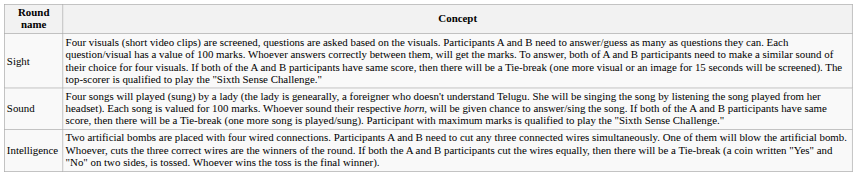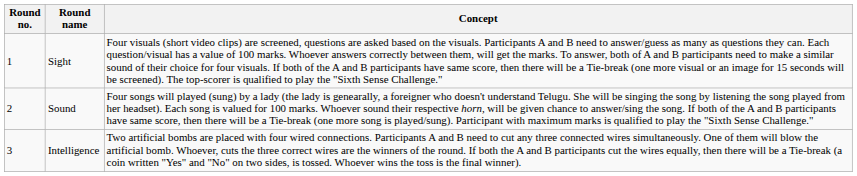+ column: (25, 19)
